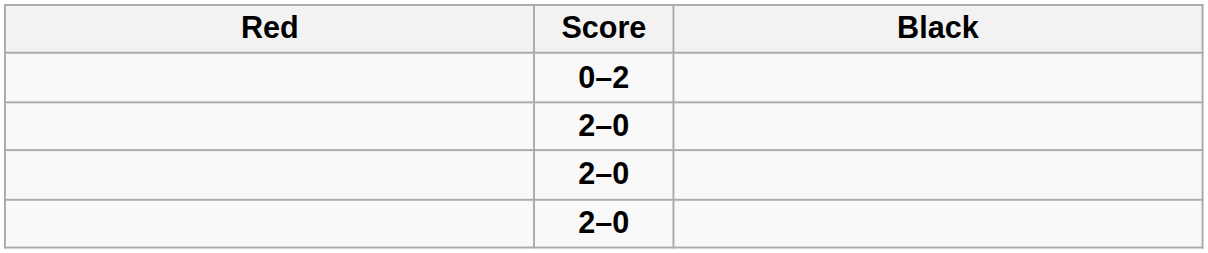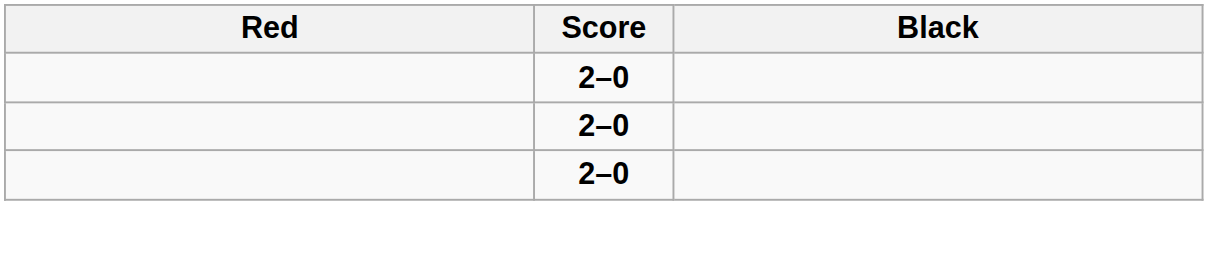- row: (270, 78)
